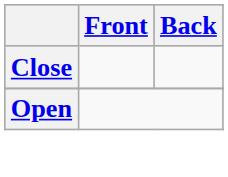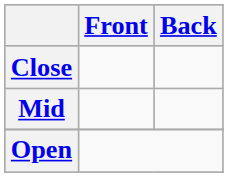+ row: (41, 108)
